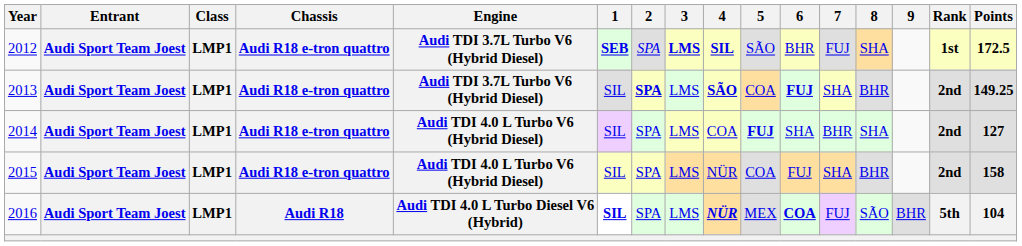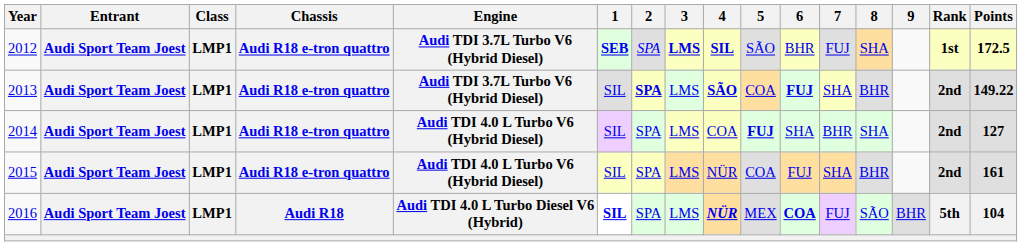(993, 90) 149.25 -> (993, 90) 149.22
(993, 172) 158 -> (993, 172) 161
